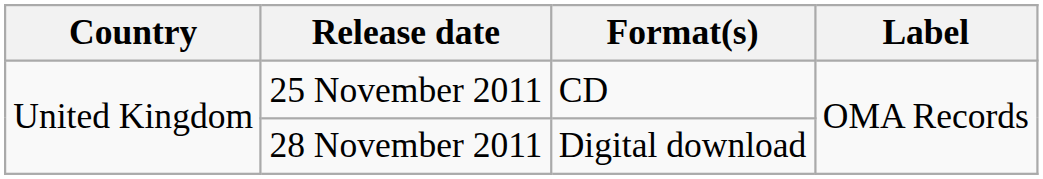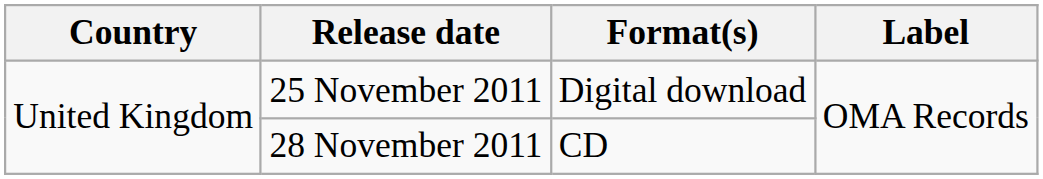(583, 88) CD -> (683, 88) Digital download
(683, 145) Digital download -> (583, 145) CD
